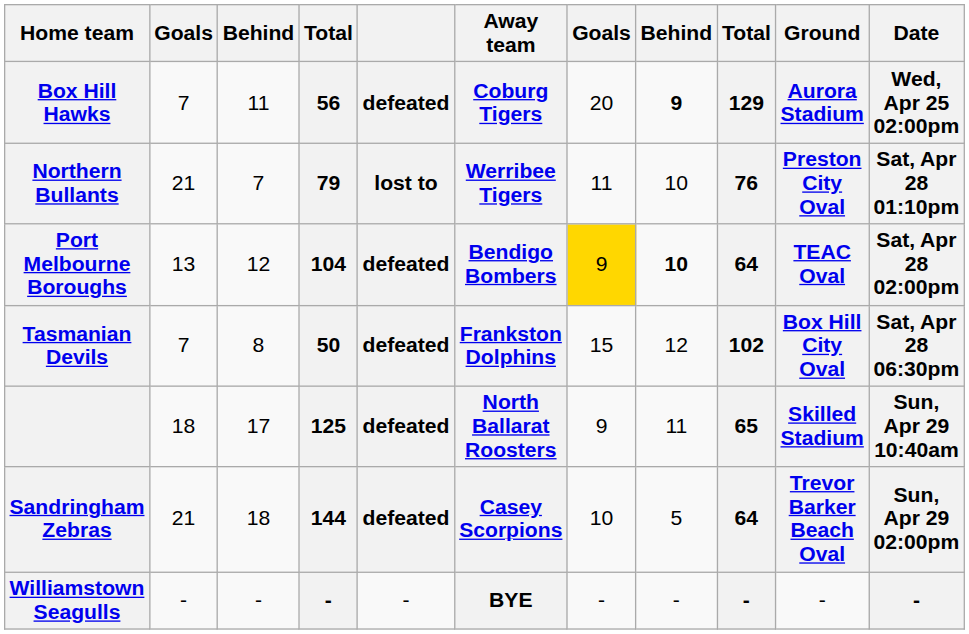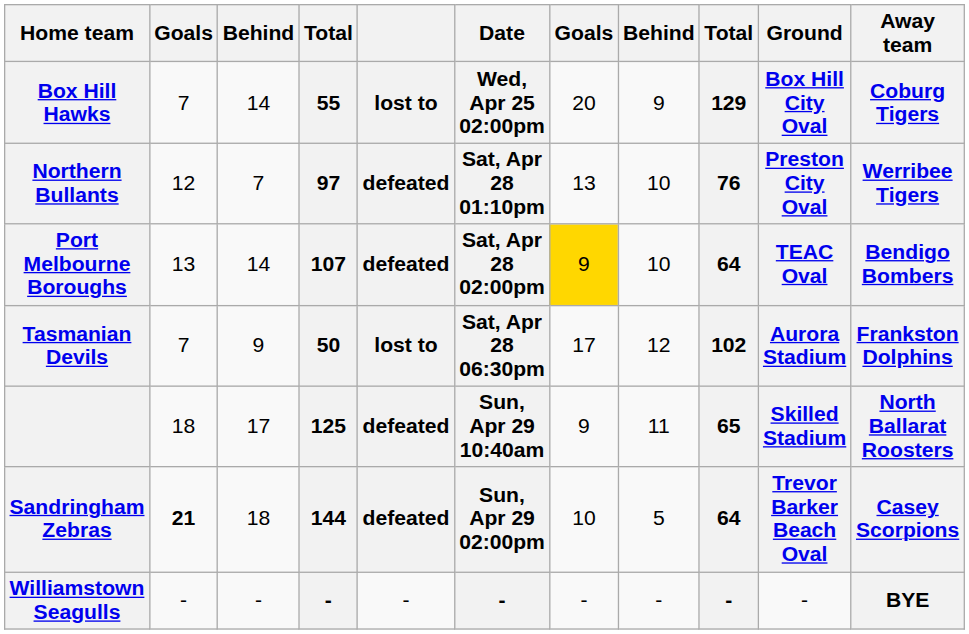columns swapped: (511, 33) <-> (916, 33)
(258, 102) 11 -> (258, 102) 14
(328, 102) 56 -> (328, 102) 55
(406, 102) defeated -> (406, 102) lost to
(676, 102) bold -> (659, 102) normal
(822, 102) Aurora Stadium -> (805, 102) Box Hill City Oval
(184, 183) 21 -> (184, 183) 12
(328, 183) 79 -> (328, 183) 97
(406, 183) lost to -> (406, 183) defeated
(601, 183) 11 -> (584, 183) 13
(258, 264) 12 -> (258, 264) 14
(328, 264) 104 -> (328, 264) 107
(676, 264) bold -> (659, 264) normal
(258, 345) 8 -> (258, 345) 9
(406, 345) defeated -> (406, 345) lost to
(601, 345) 15 -> (584, 345) 17
(822, 345) Box Hill City Oval -> (805, 345) Aurora Stadium
(184, 519) normal -> (184, 519) bold
